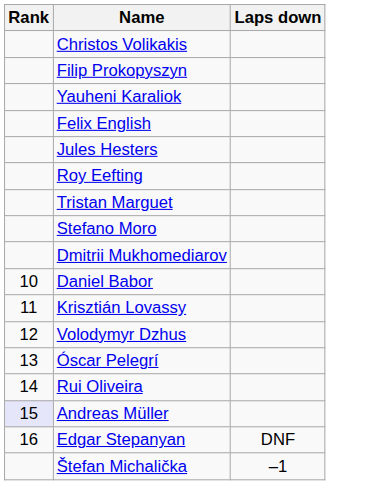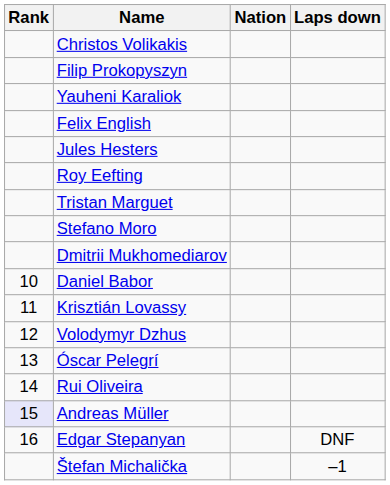+ column: (260, 17)
